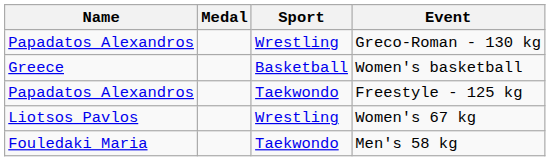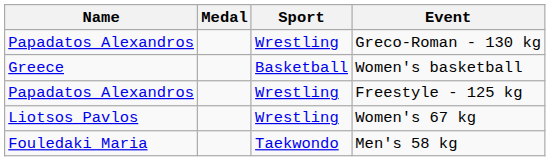(297, 93) Taekwondo -> (297, 93) Wrestling
